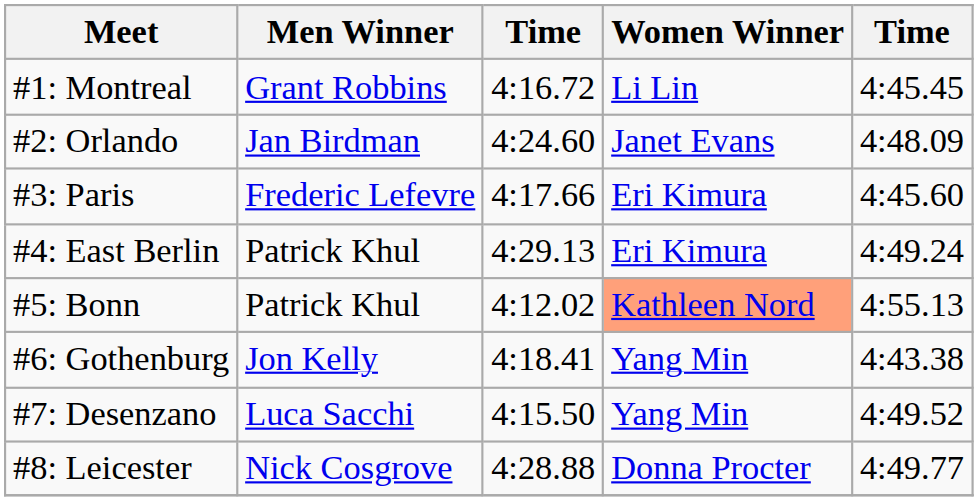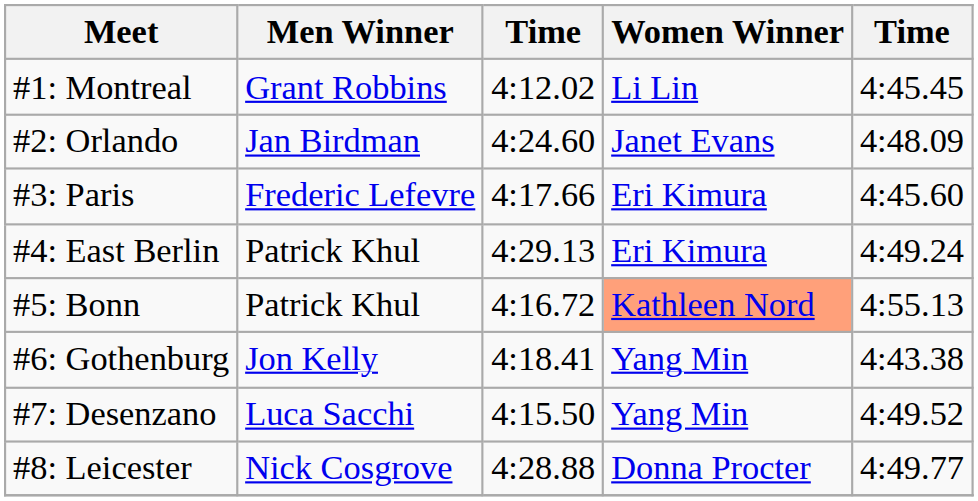(543, 86) 4:16.72 -> (543, 86) 4:12.02
(543, 304) 4:12.02 -> (543, 304) 4:16.72
